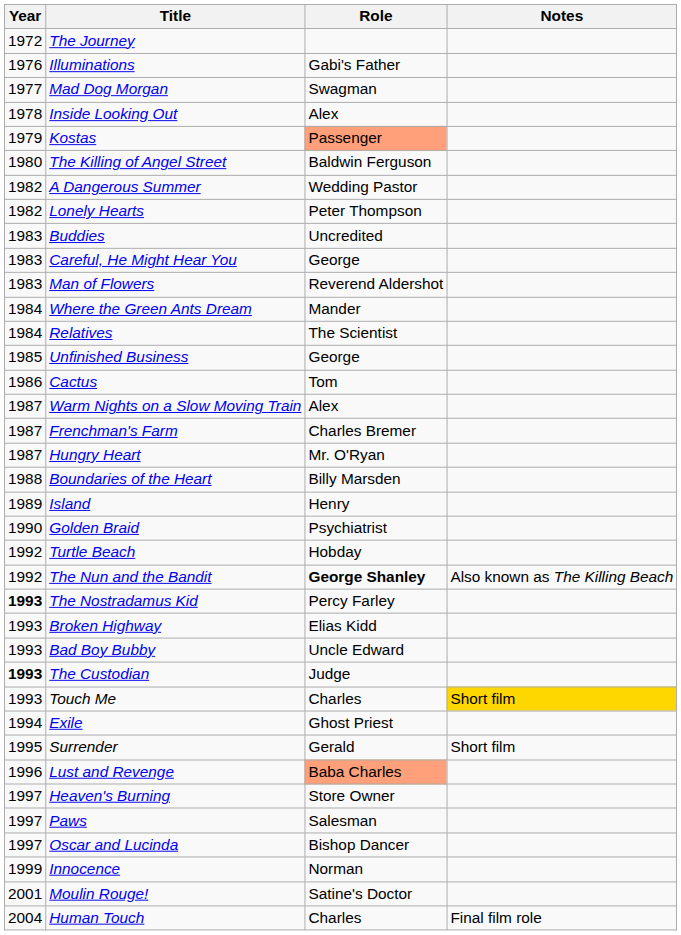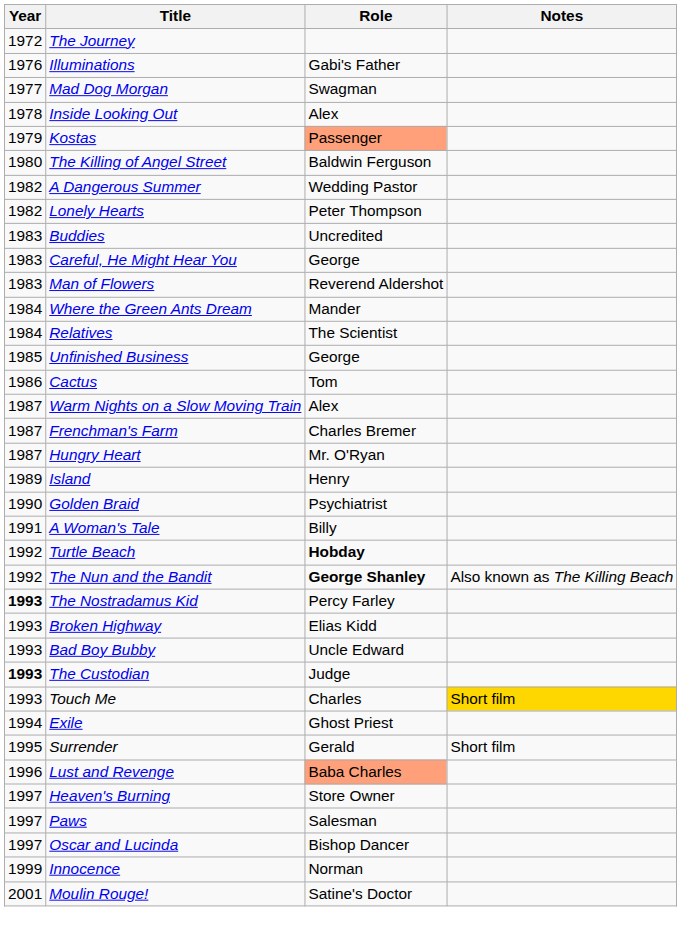- row: (130, 479)
+ row: (104, 528)
(335, 552) normal -> (337, 552) bold
- row: (97, 917)
